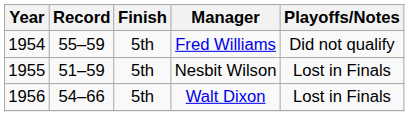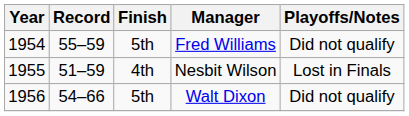(143, 70) 5th -> (143, 70) 4th
(342, 96) Lost in Finals -> (342, 96) Did not qualify
